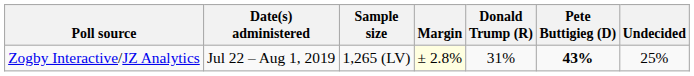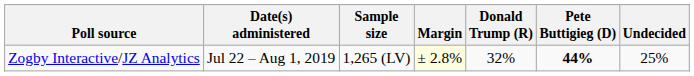(501, 58) 31% -> (501, 58) 32%
(578, 58) 43% -> (578, 58) 44%
